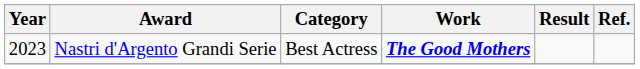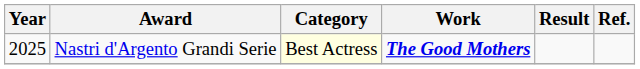(27, 48) 2023 -> (27, 48) 2025
(331, 48) no background -> (331, 48) lightyellow background
